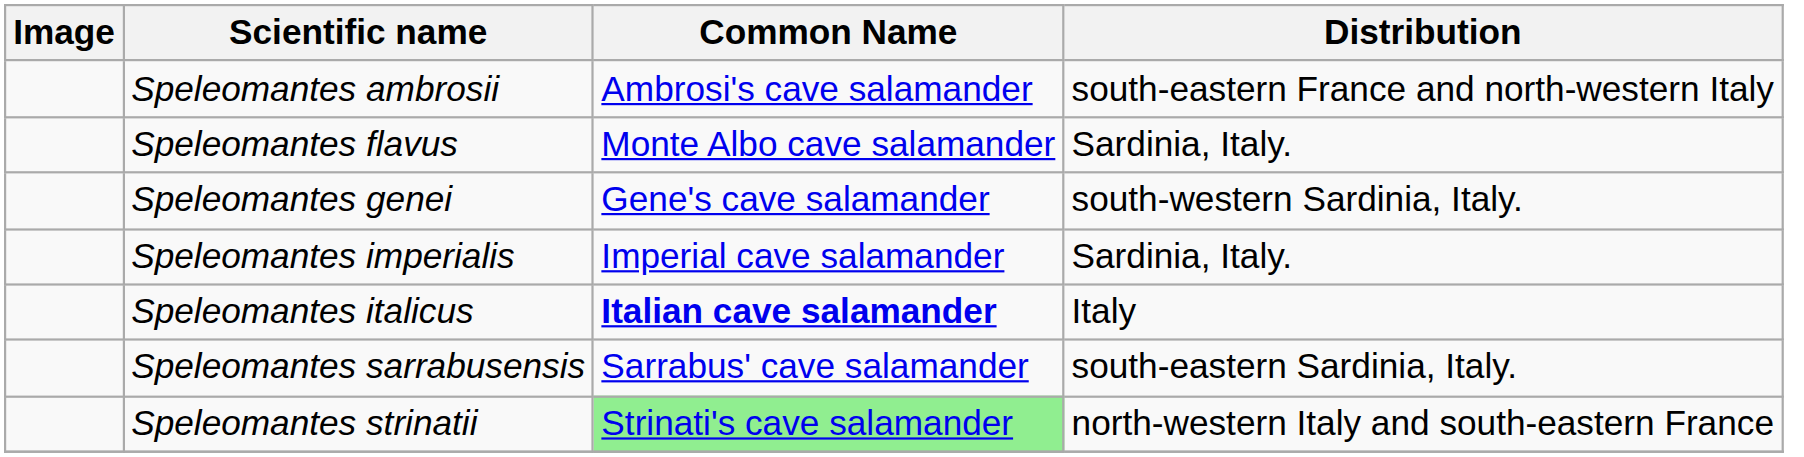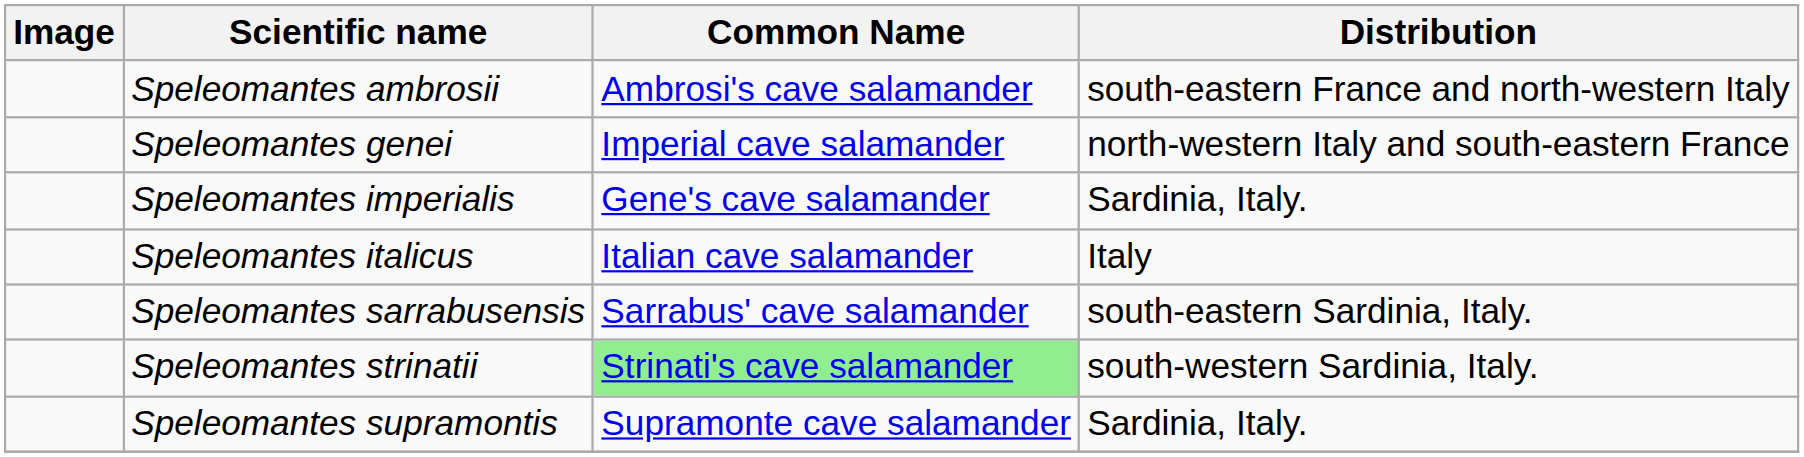- row: (295, 144)
(796, 199) Gene's cave salamander -> (803, 144) Imperial cave salamander
(1297, 199) south-western Sardinia, Italy. -> (1438, 144) north-western Italy and south-eastern France
(803, 255) Imperial cave salamander -> (796, 199) Gene's cave salamander
(799, 311) bold -> (787, 255) normal
(1423, 423) north-western Italy and south-eastern France -> (1313, 367) south-western Sardinia, Italy.
+ row: (344, 423)
